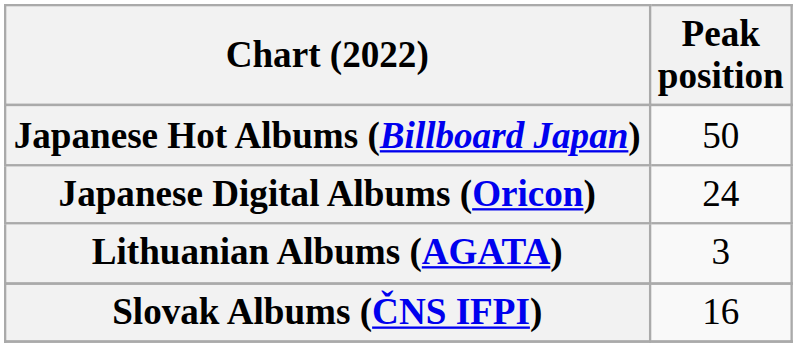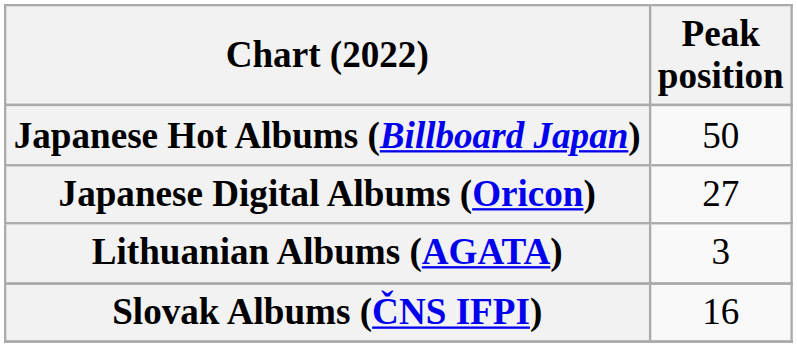(721, 193) 24 -> (721, 193) 27
